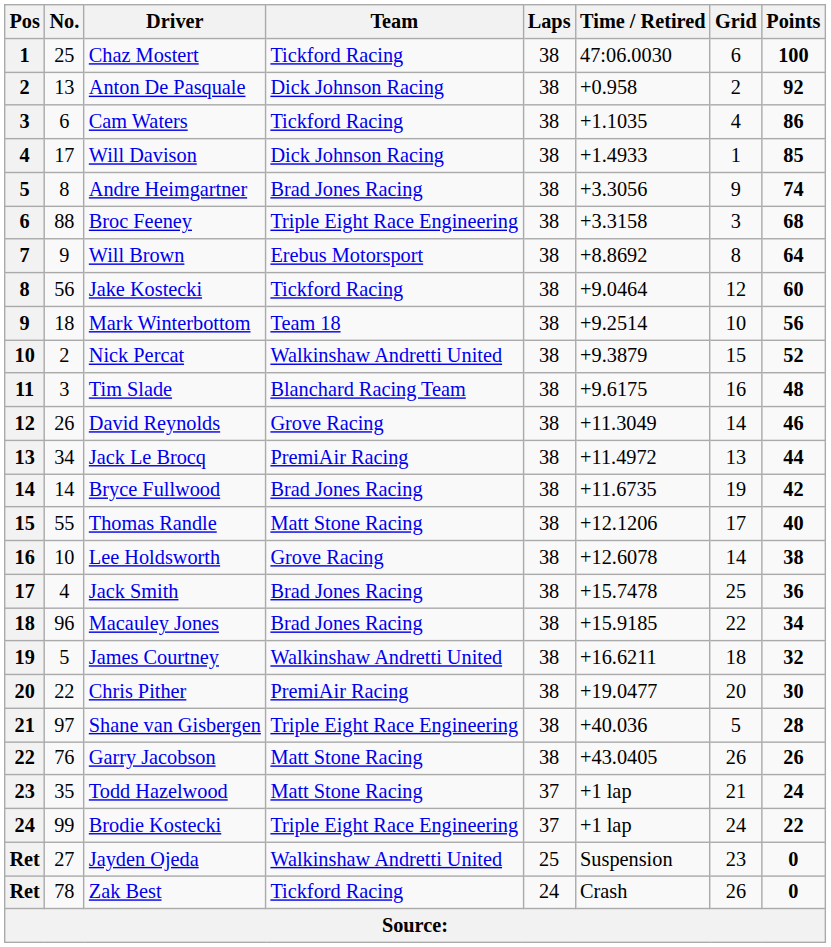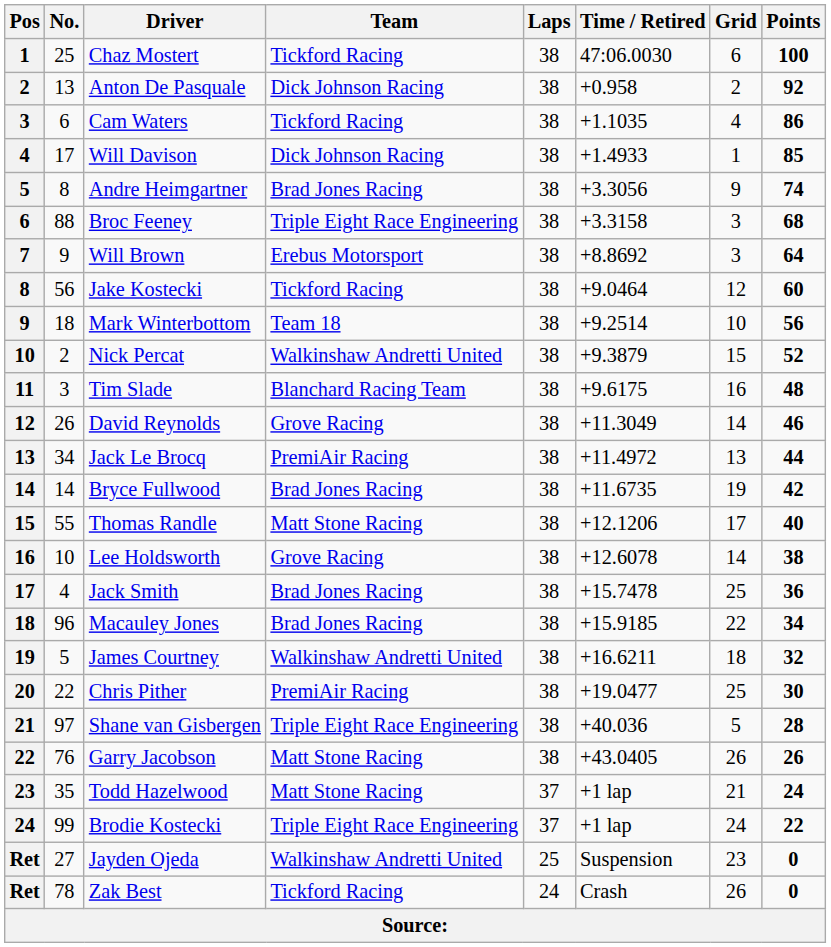(736, 256) 8 -> (736, 256) 3
(736, 691) 20 -> (736, 691) 25
